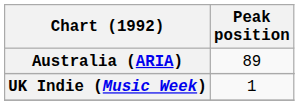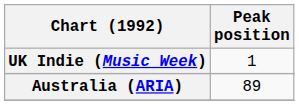rows swapped: (107, 61) <-> (107, 87)
